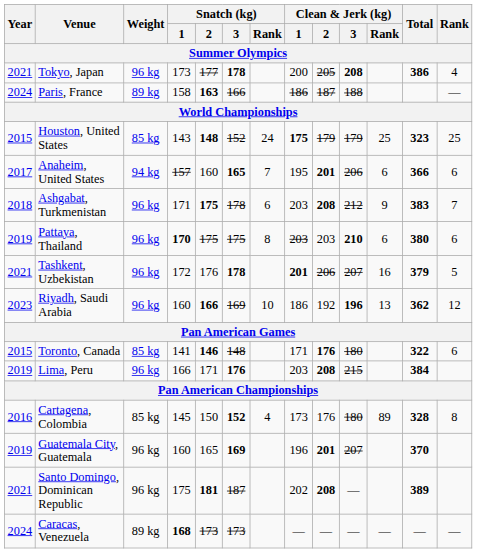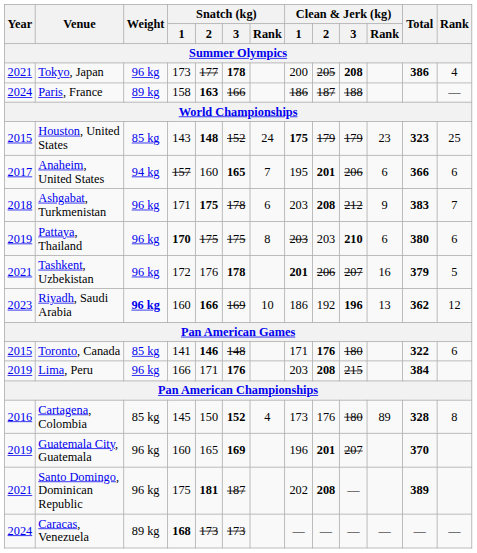(385, 138) 25 -> (385, 138) 23
(146, 305) normal -> (146, 305) bold
